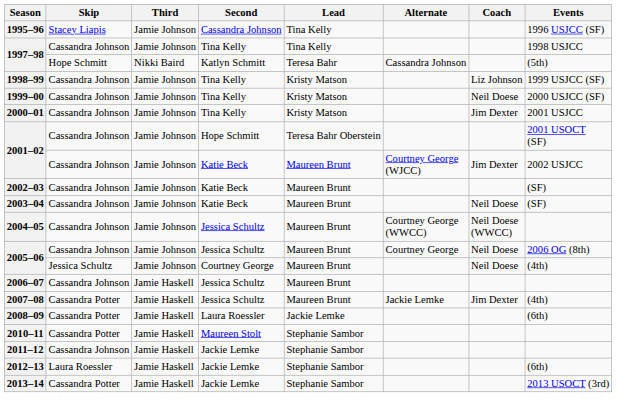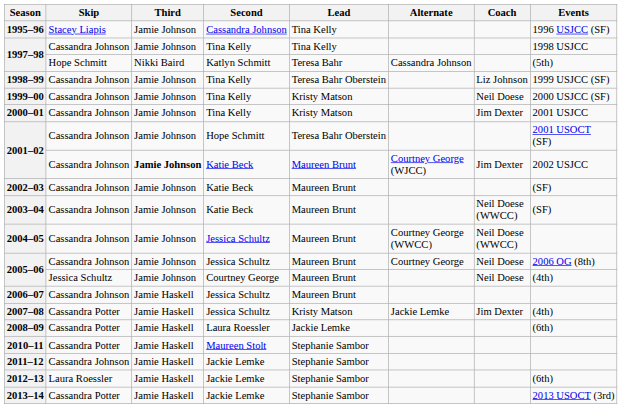(317, 79) Kristy Matson -> (339, 79) Teresa Bahr Oberstein
(165, 164) normal -> (168, 164) bold
(495, 204) Neil Doese -> (500, 210) Neil Doese (WWCC)
(319, 299) Maureen Brunt -> (322, 311) Kristy Matson
